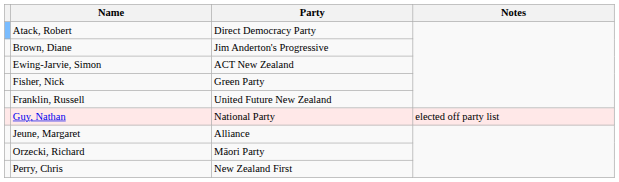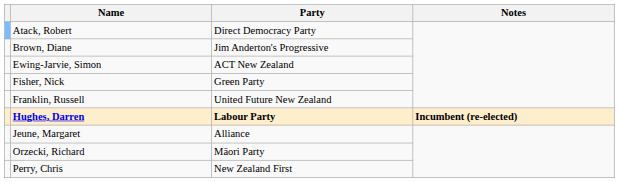- row: (39, 117)
+ row: (49, 117)
